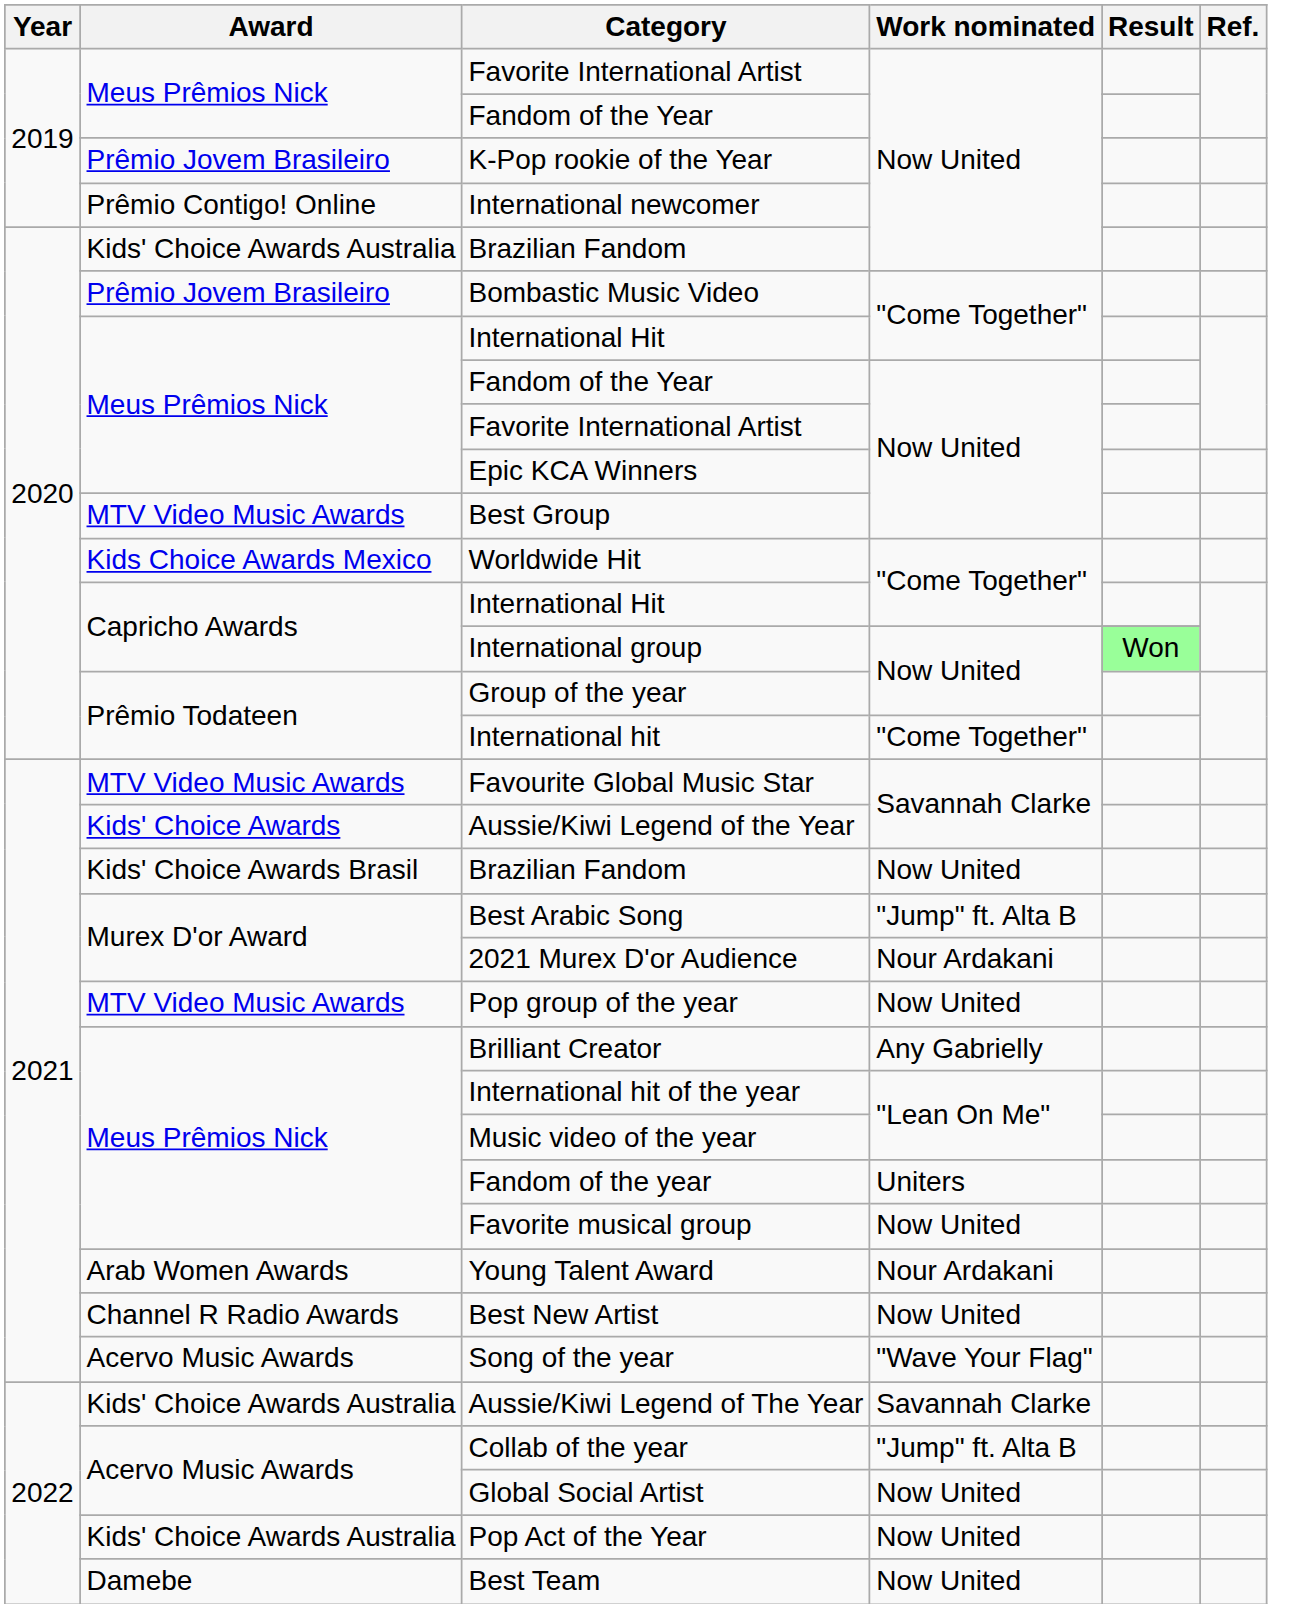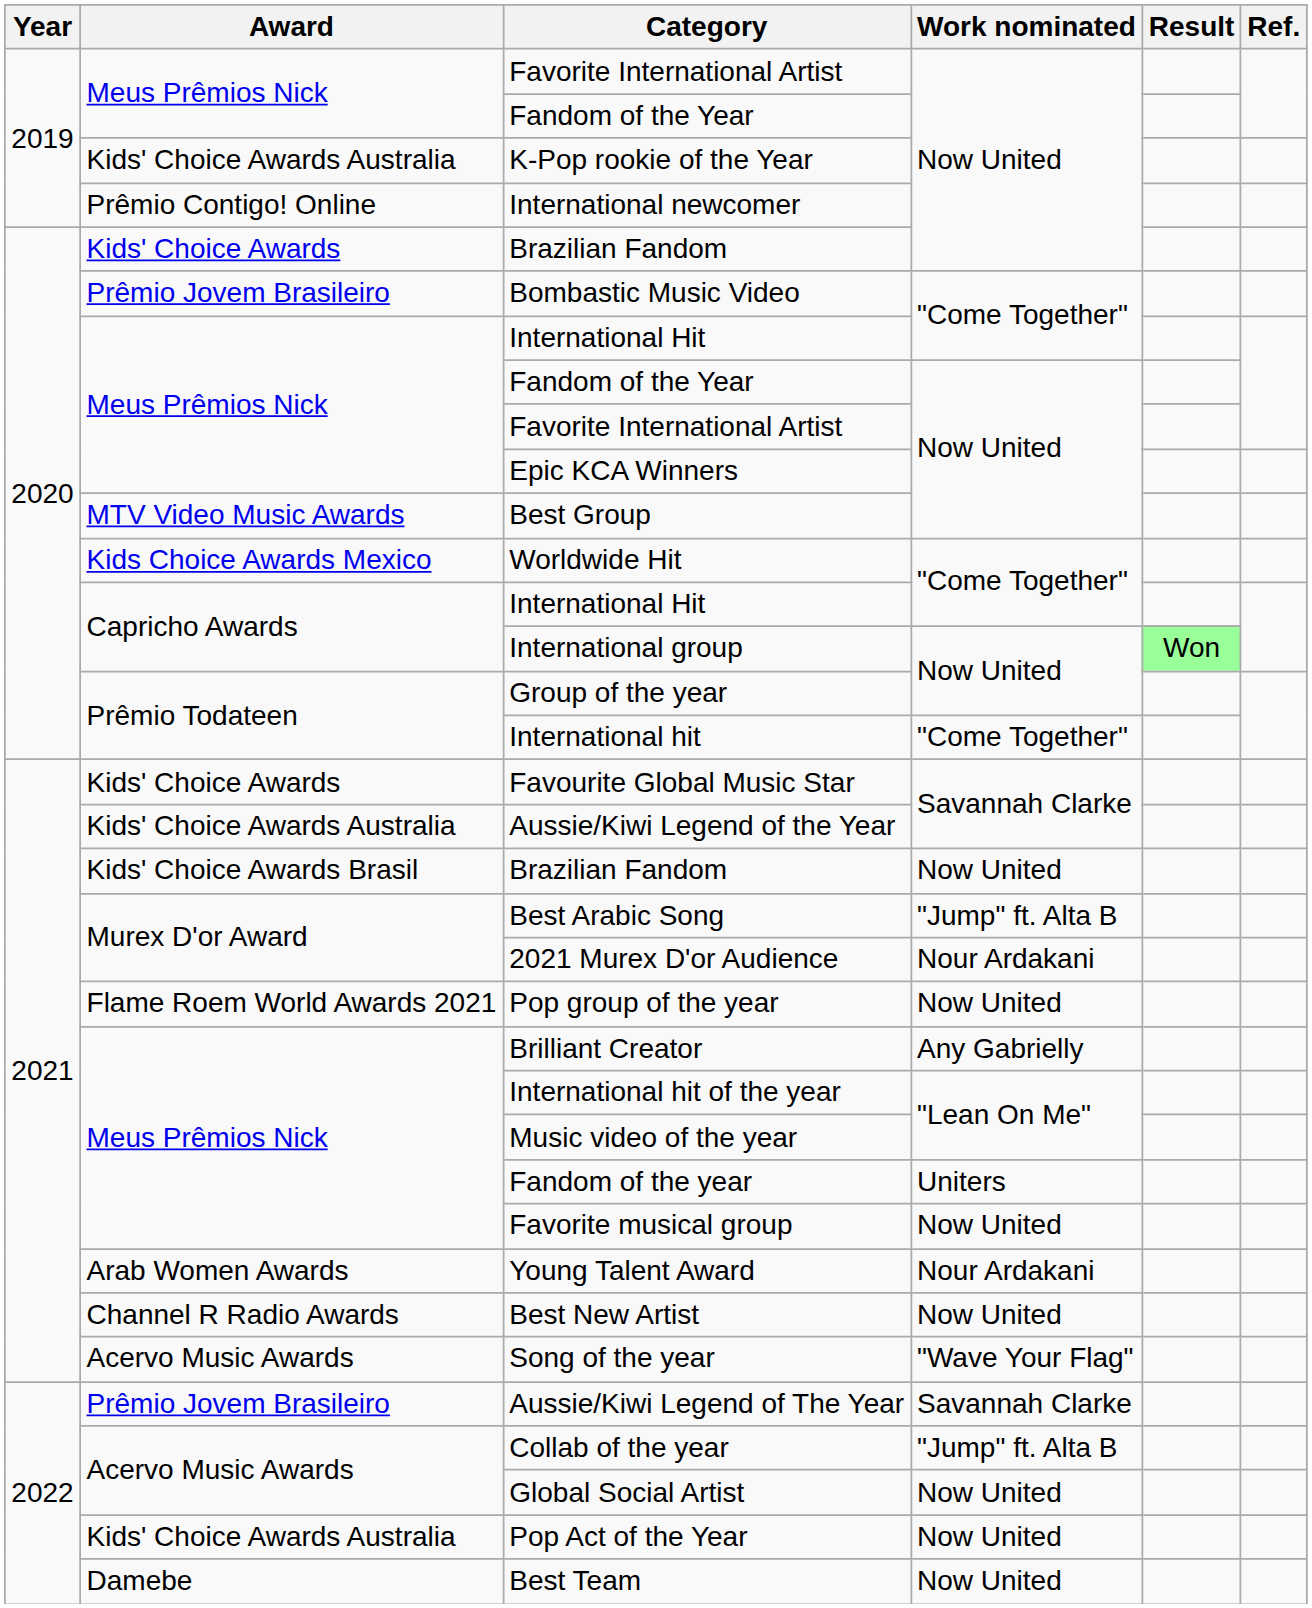(238, 159) Prêmio Jovem Brasileiro -> (271, 159) Kids' Choice Awards Australia
(271, 248) Kids' Choice Awards Australia -> (213, 248) Kids' Choice Awards
(246, 781) MTV Video Music Awards -> (213, 781) Kids' Choice Awards
(213, 826) Kids' Choice Awards -> (271, 826) Kids' Choice Awards Australia
(246, 1003) MTV Video Music Awards -> (291, 1003) Flame Roem World Awards 2021
(271, 1403) Kids' Choice Awards Australia -> (238, 1403) Prêmio Jovem Brasileiro
